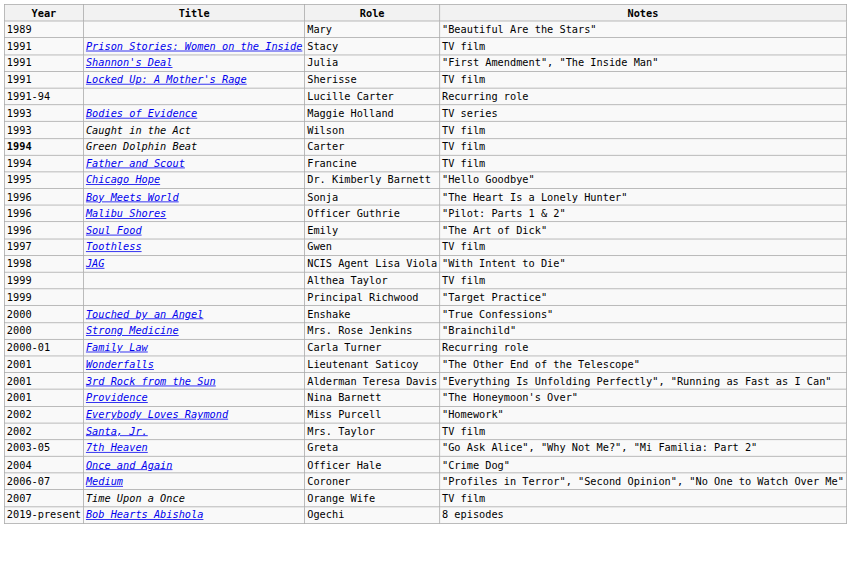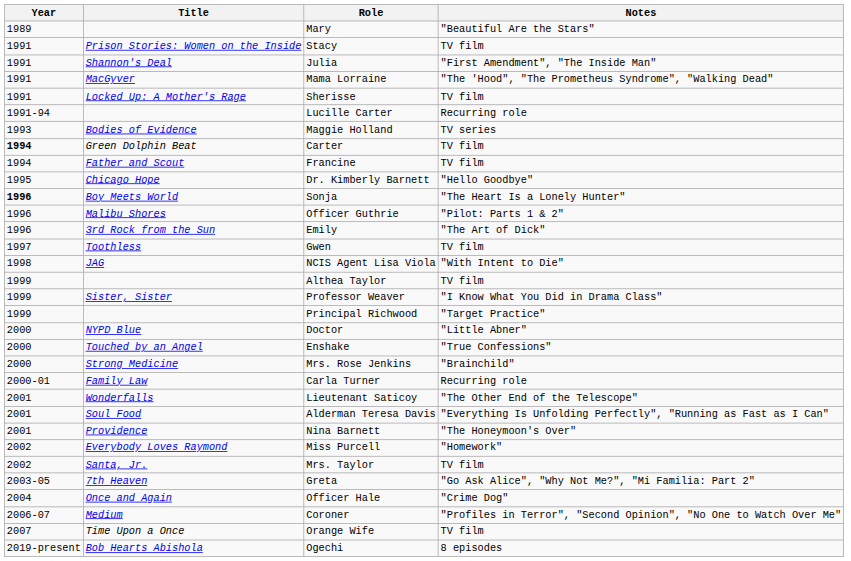+ row: (346, 80)
- row: (326, 130)
(19, 197) normal -> (19, 197) bold
(114, 230) Soul Food -> (150, 230) 3rd Rock from the Sun
+ row: (356, 297)
+ row: (325, 331)
(151, 381) 3rd Rock from the Sun -> (113, 414) Soul Food
